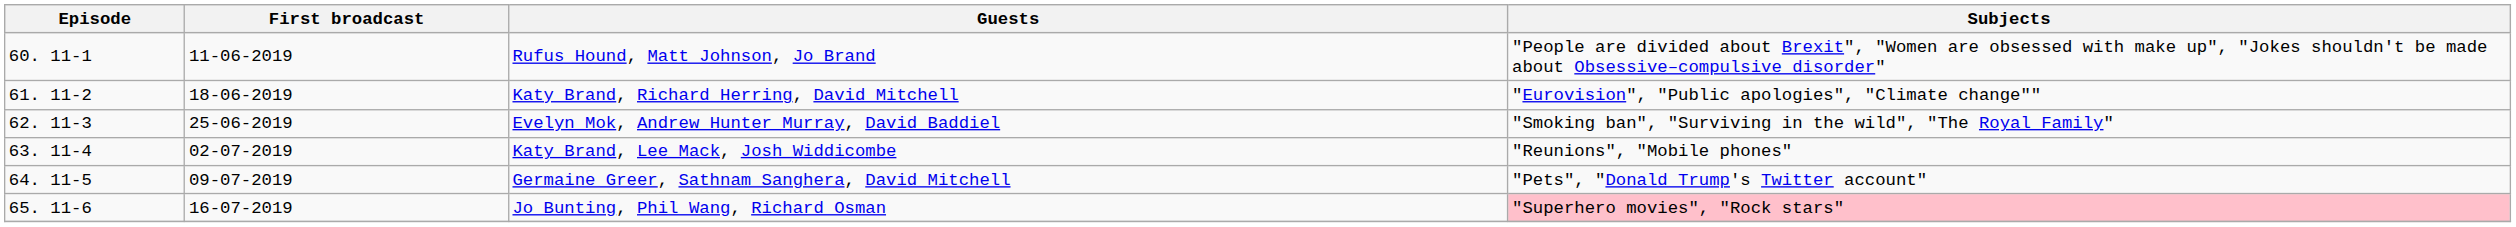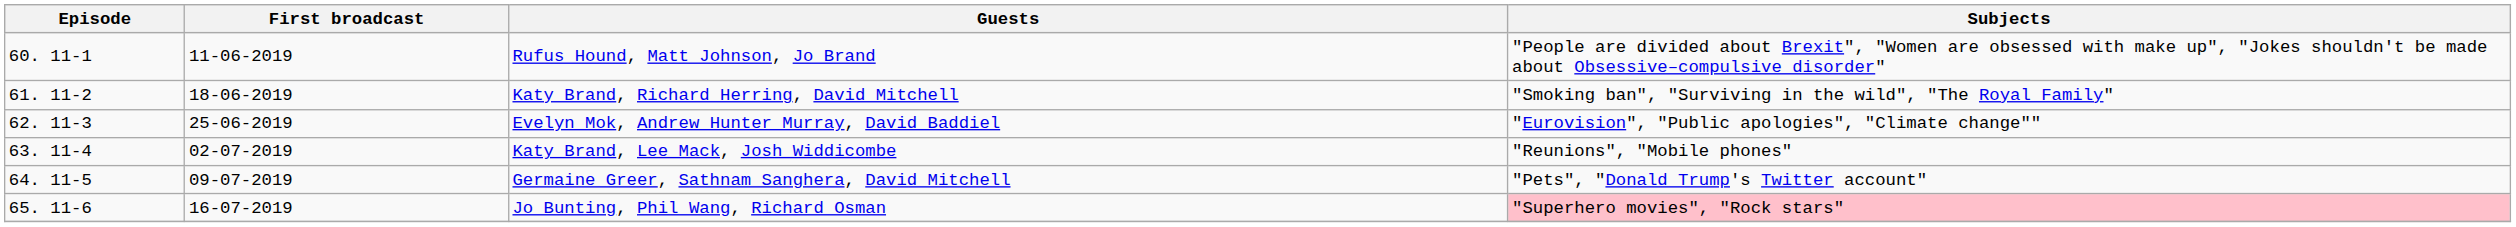(1777, 95) "Eurovision", "Public apologies", "Climate change"" -> (1813, 95) "Smoking ban", "Surviving in the wild", "The Royal Family"
(1813, 123) "Smoking ban", "Surviving in the wild", "The Royal Family" -> (1777, 123) "Eurovision", "Public apologies", "Climate change""
